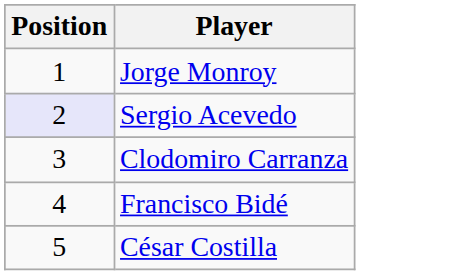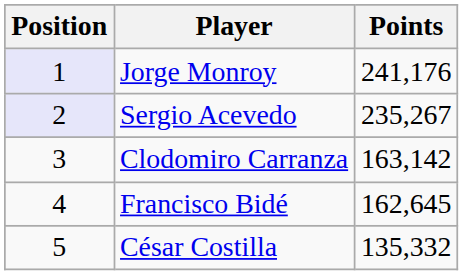+ column: (406, 26)
(59, 70) no background -> (59, 70) lavender background
